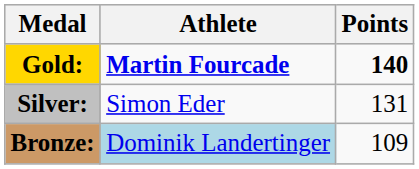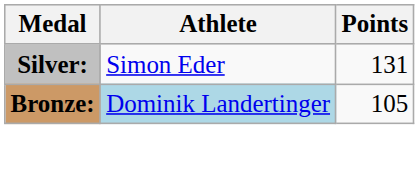- row: (53, 63)
(389, 143) 109 -> (389, 103) 105
